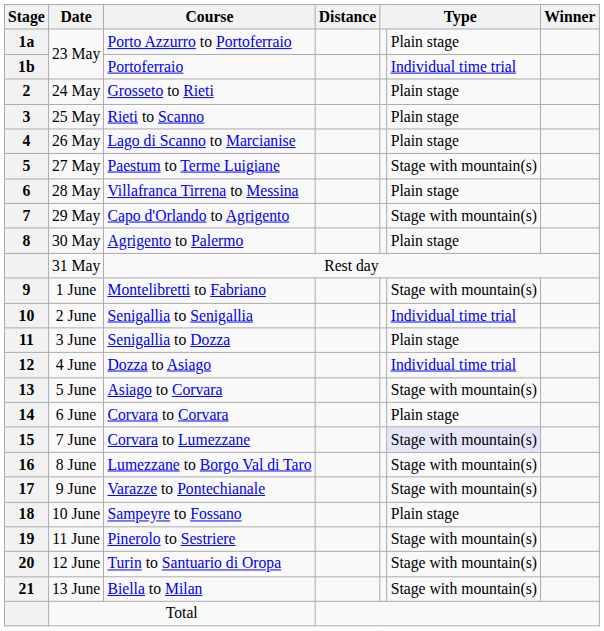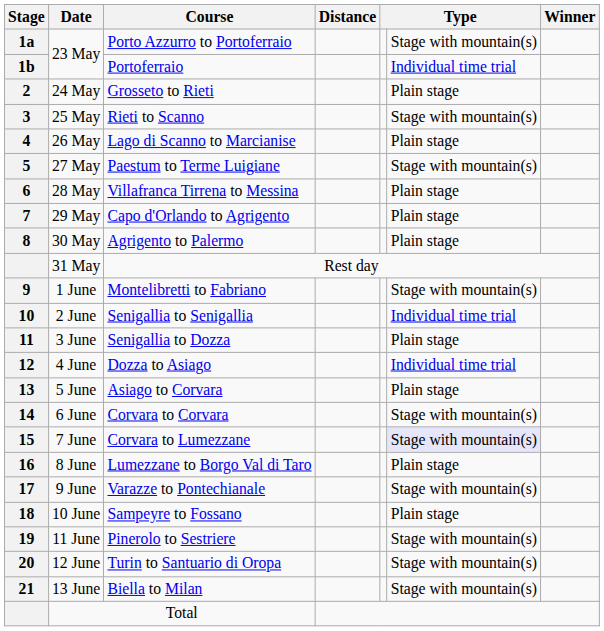(425, 41) Plain stage -> (464, 41) Stage with mountain(s)
(425, 116) Plain stage -> (464, 116) Stage with mountain(s)
(464, 215) Stage with mountain(s) -> (425, 215) Plain stage
(464, 389) Stage with mountain(s) -> (425, 389) Plain stage
(425, 414) Plain stage -> (464, 414) Stage with mountain(s)
(464, 464) Stage with mountain(s) -> (425, 464) Plain stage
